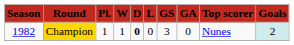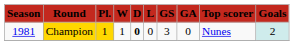(24, 31) 1982 -> (24, 31) 1981
(105, 31) no background -> (105, 31) gold background
